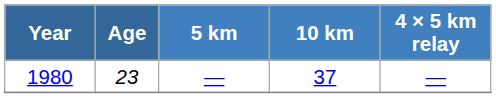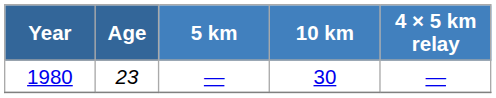(325, 77) 37 -> (325, 77) 30
